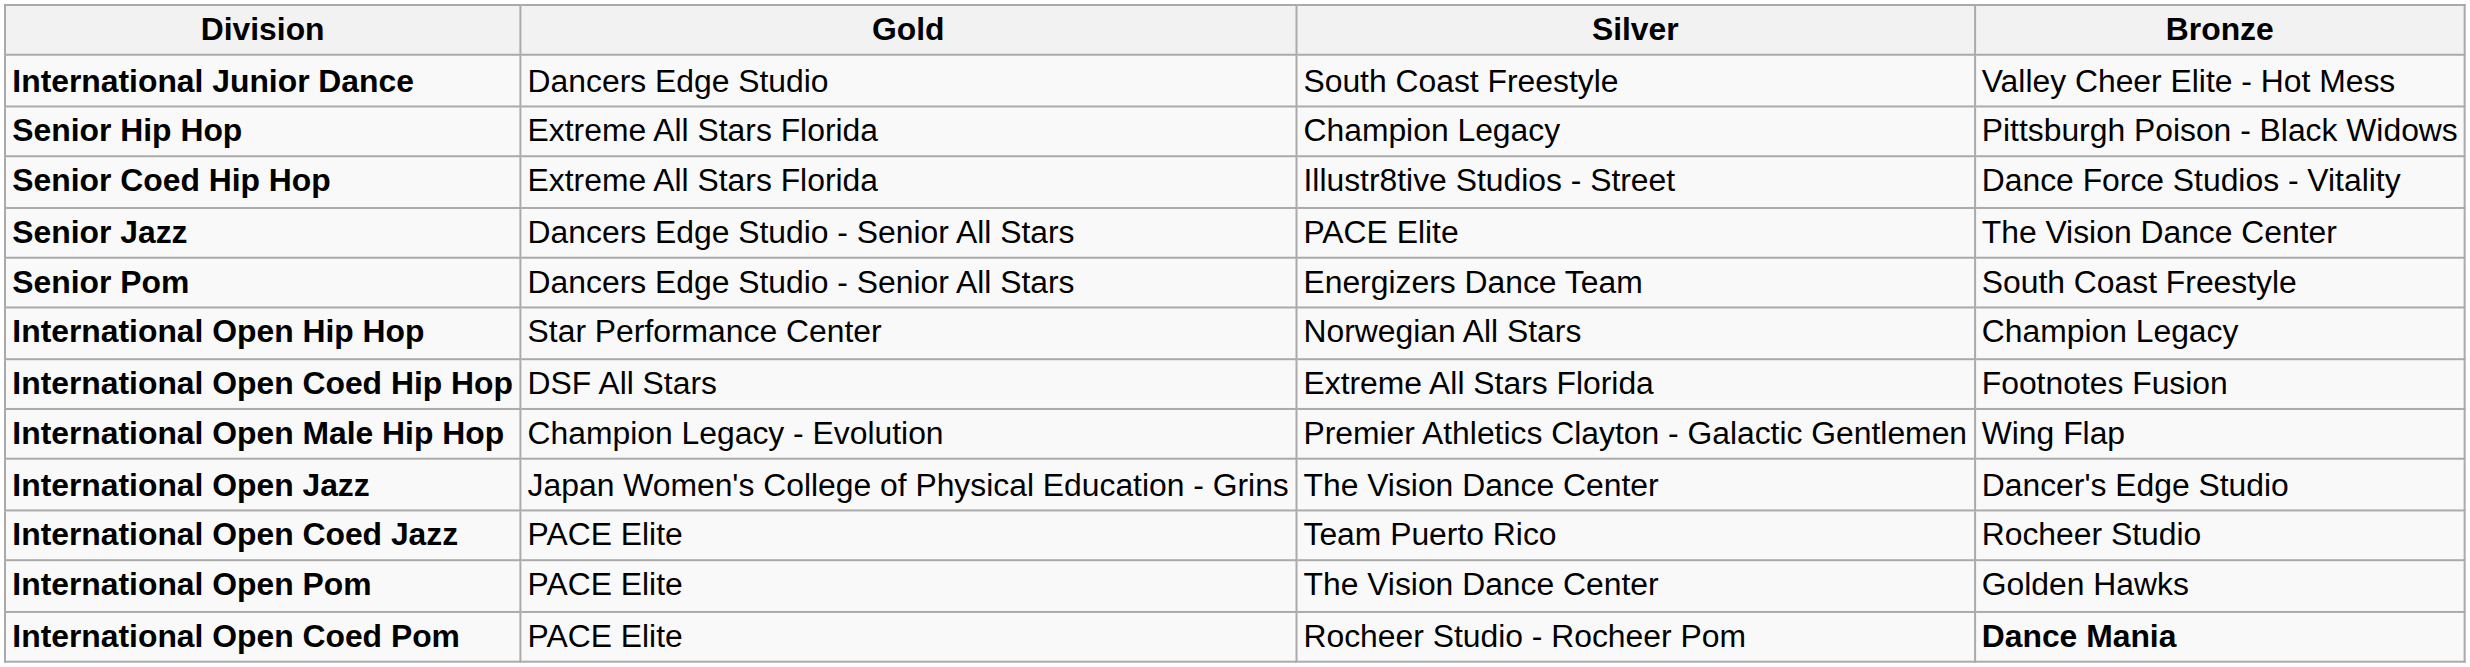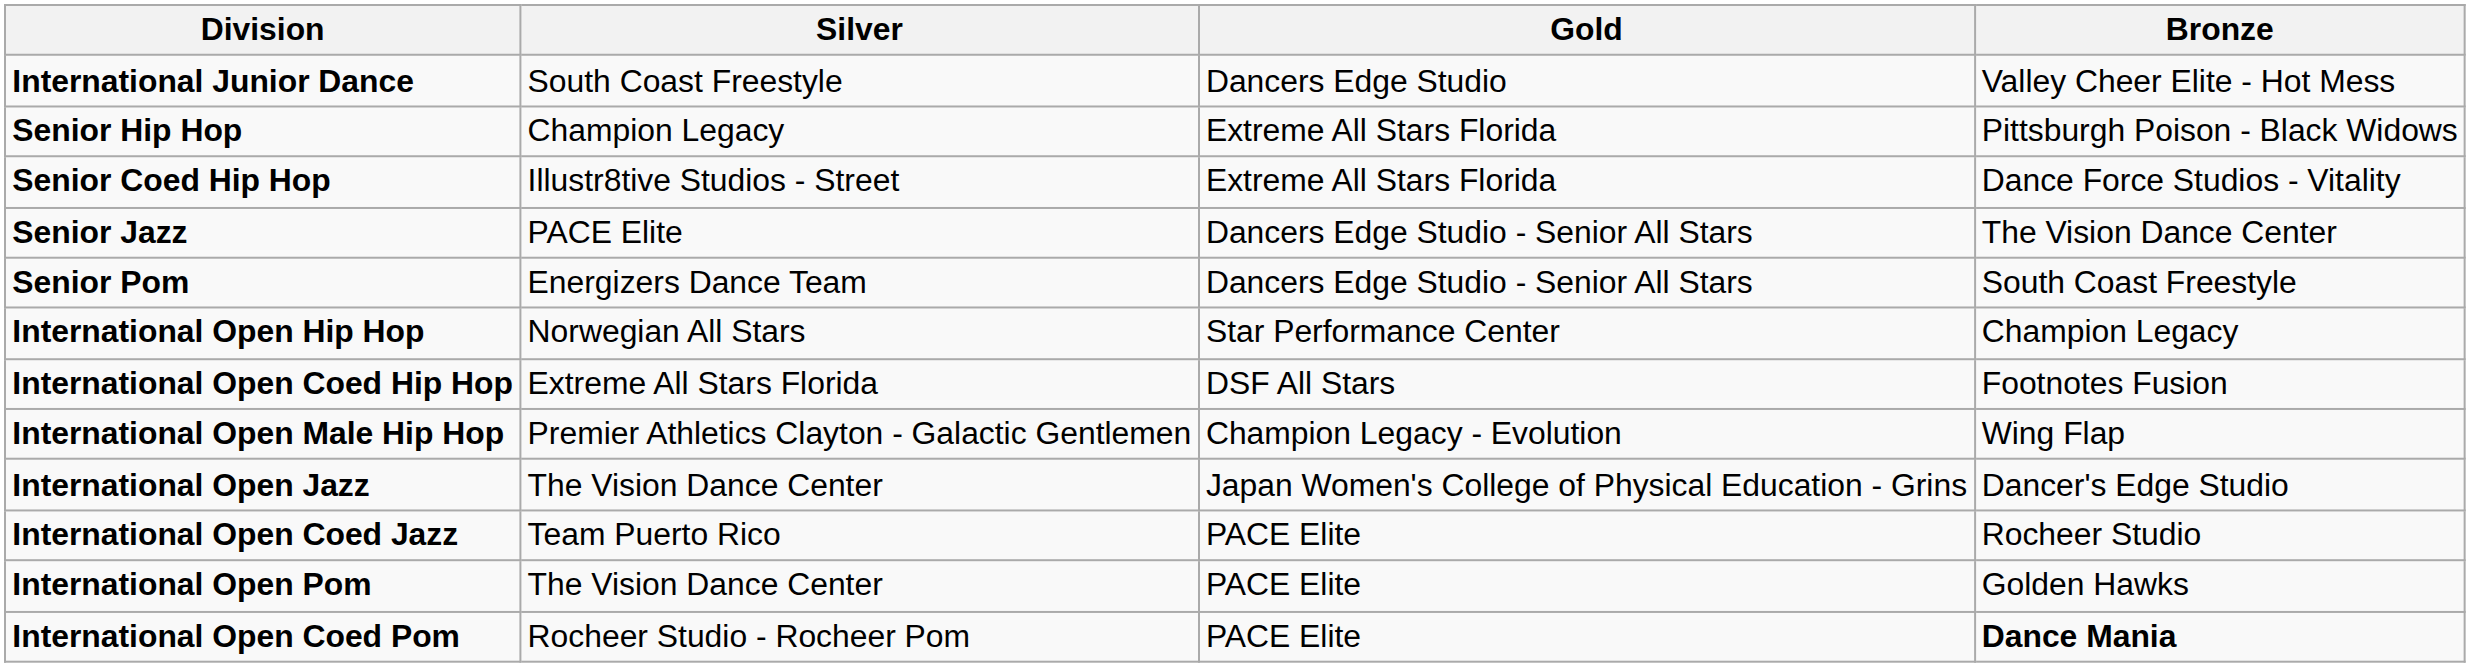columns swapped: (908, 29) <-> (1635, 29)
